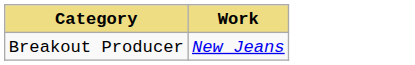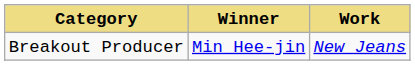+ column: (249, 19)
